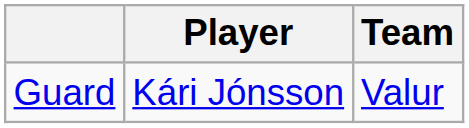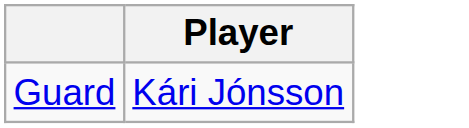- column: (408, 33)
